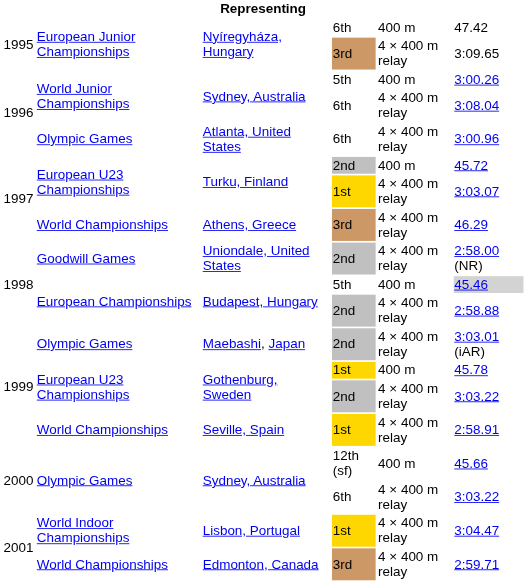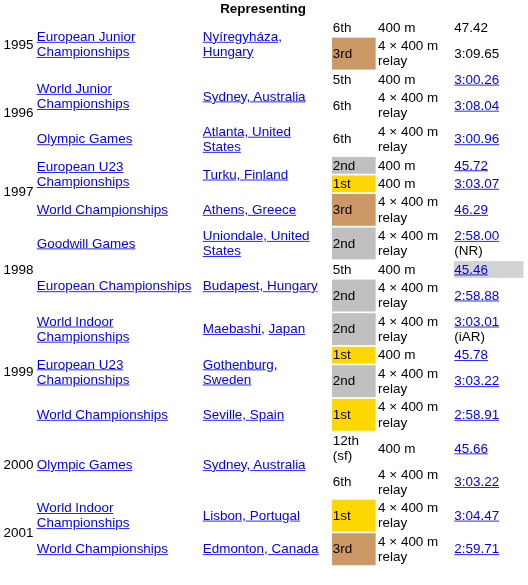(408, 191) 4 × 400 m relay -> (397, 183) 400 m
(85, 344) Olympic Games -> (83, 329) World Indoor Championships
